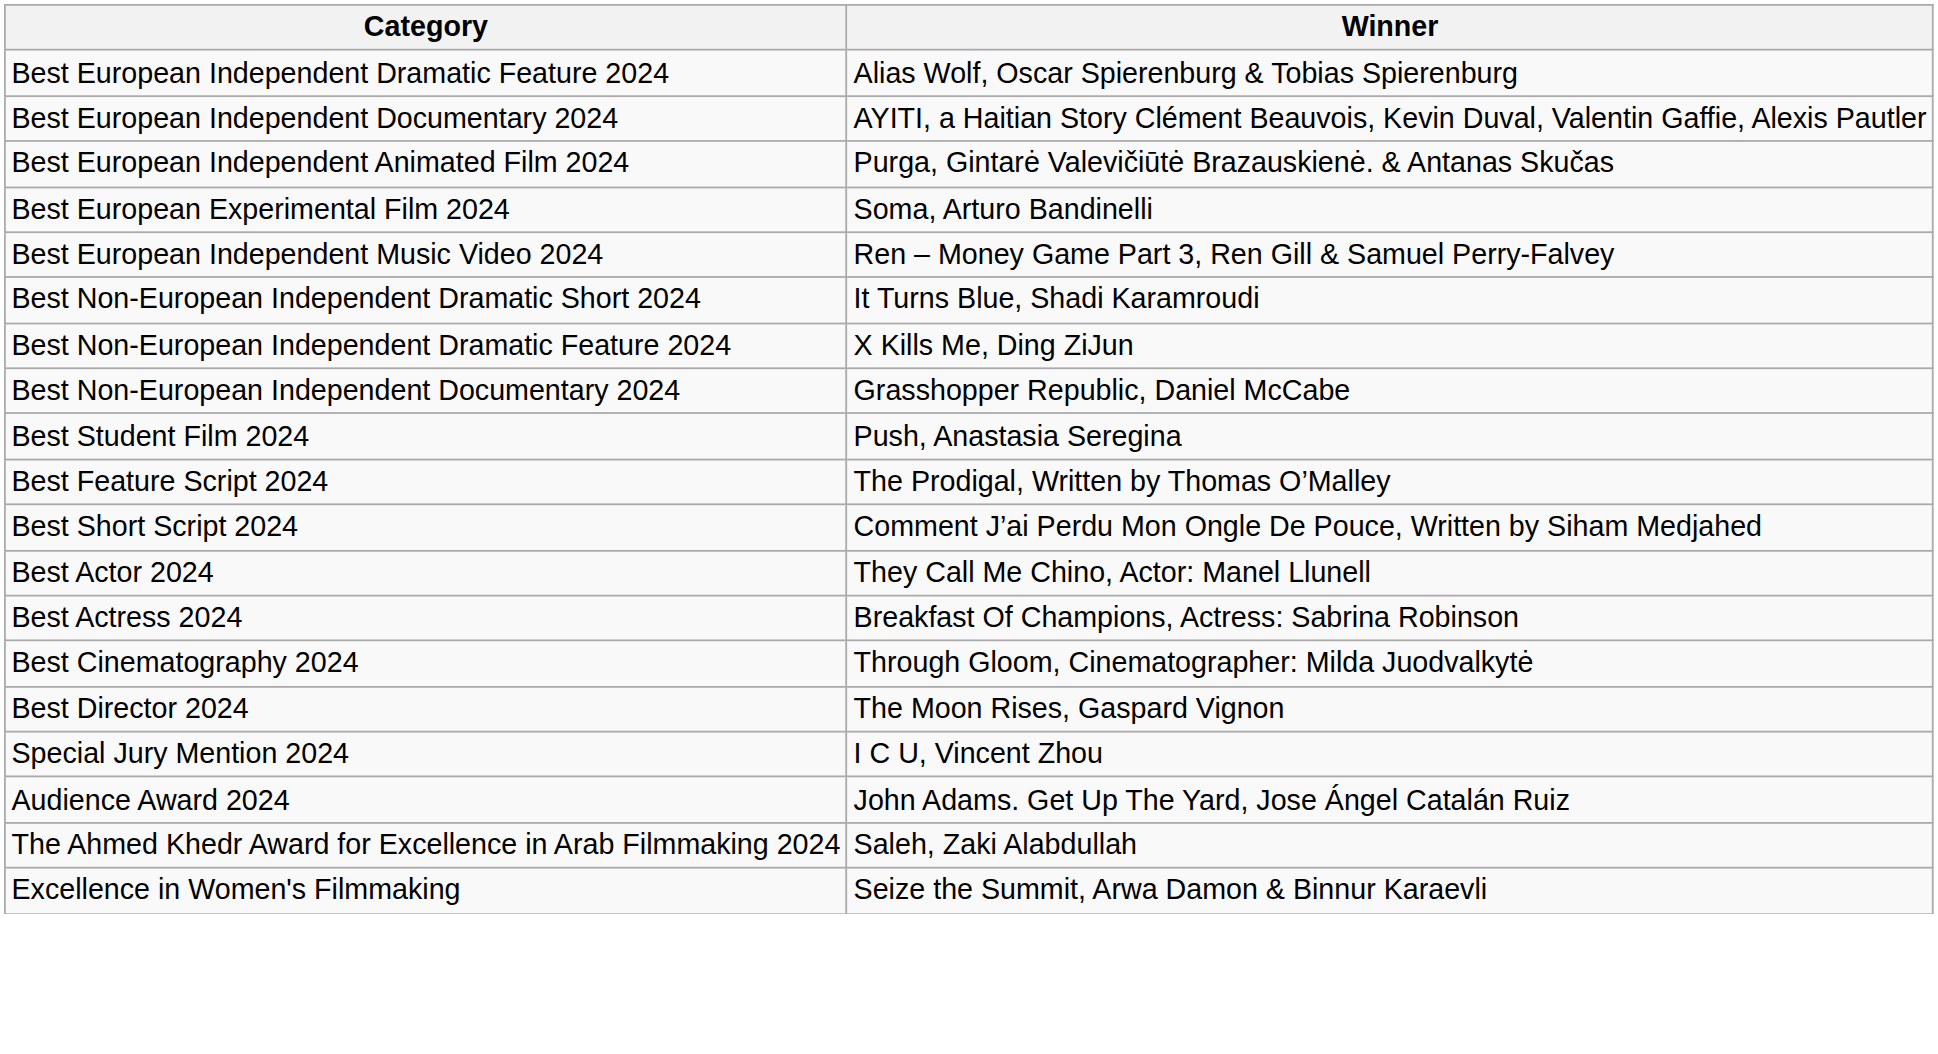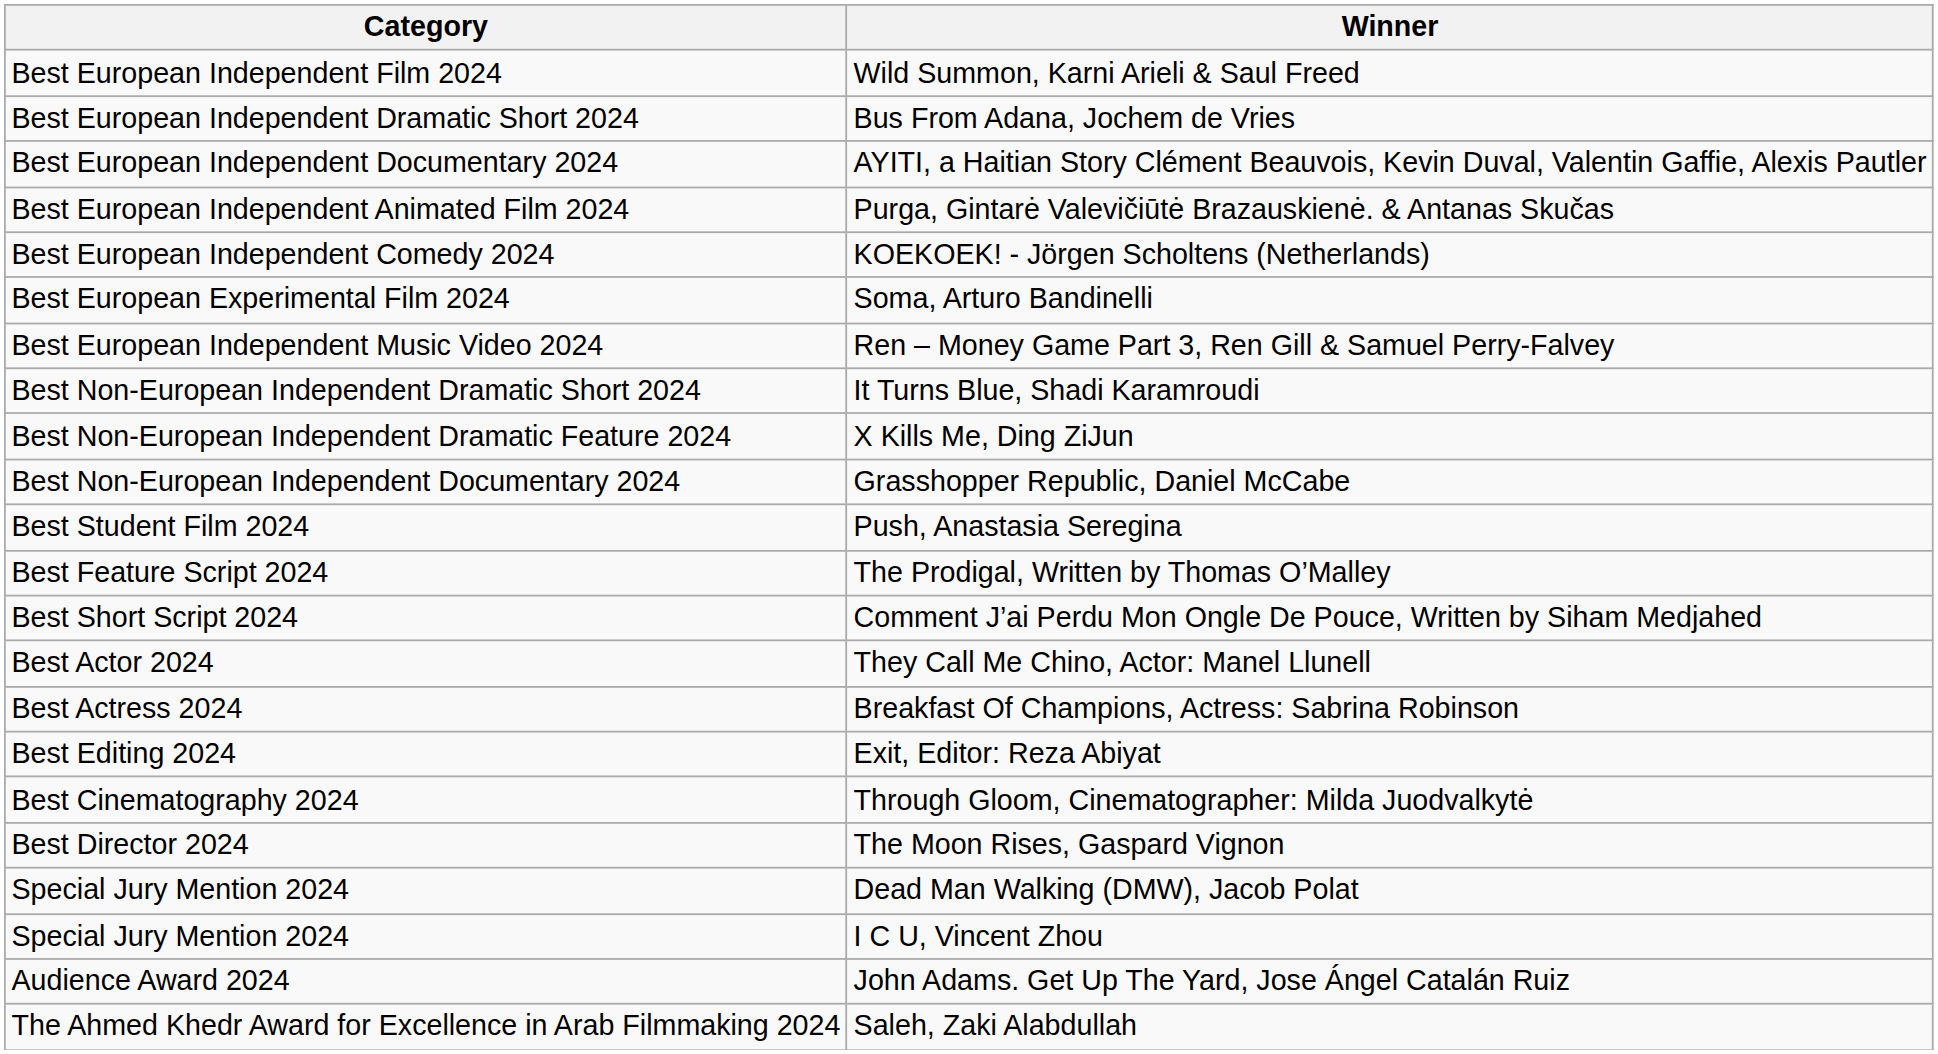+ row: (1107, 72)
+ row: (1074, 118)
- row: (1186, 72)
+ row: (1142, 254)
+ row: (1007, 753)
+ row: (1106, 890)
- row: (1170, 890)
